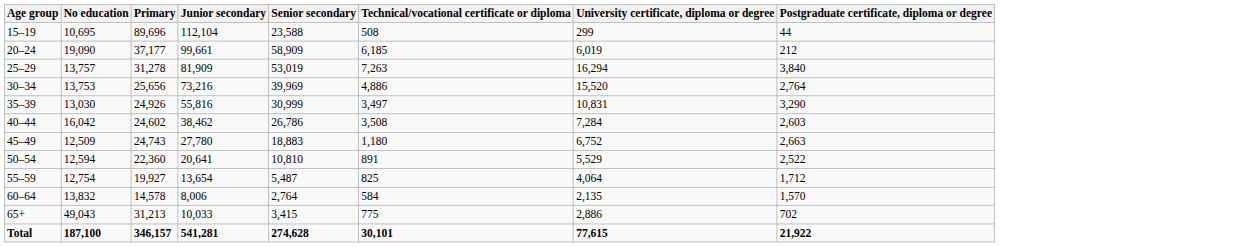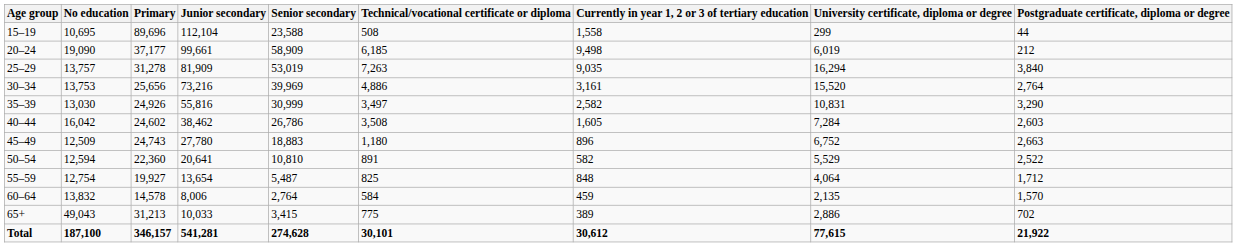+ column: (692, 13)
